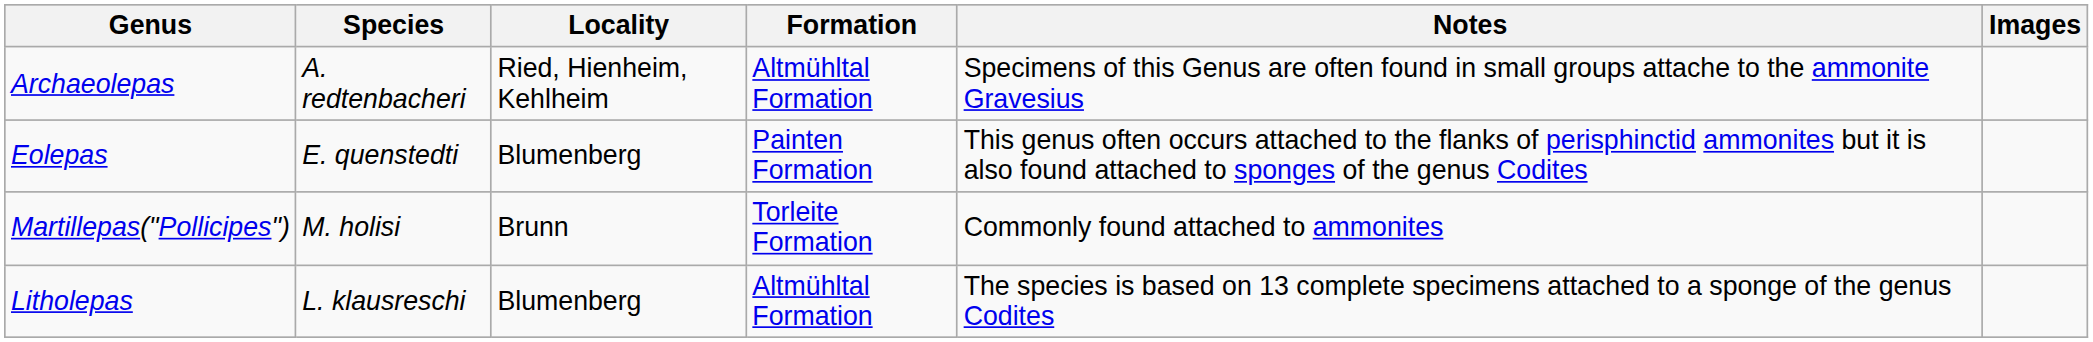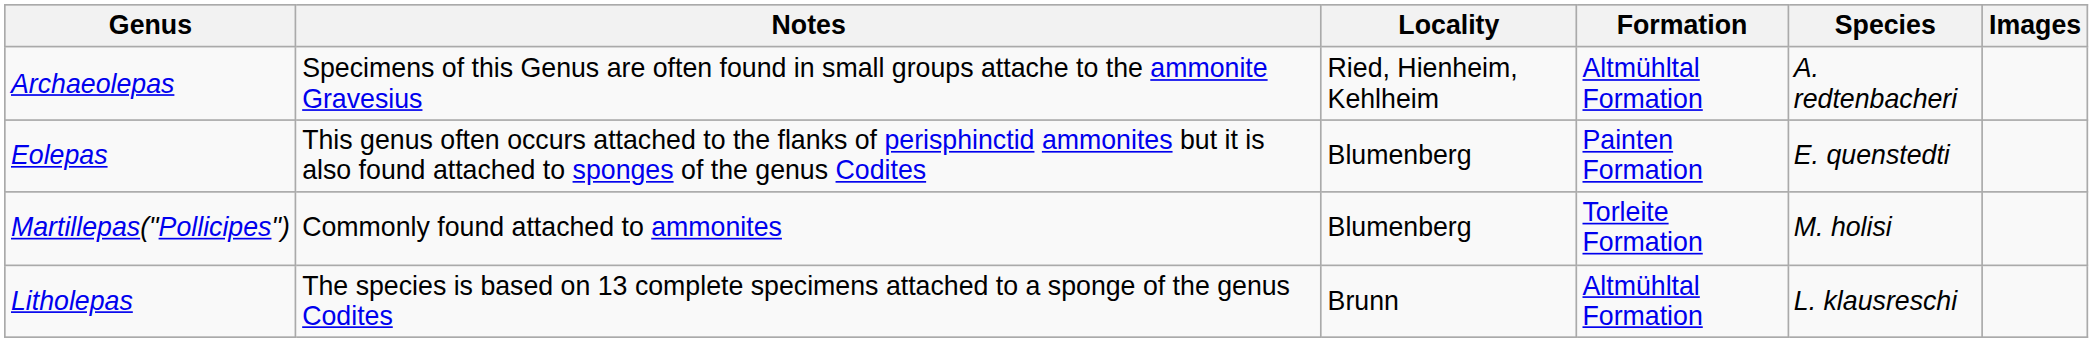columns swapped: (394, 25) <-> (1470, 25)
(533, 227) Brunn -> (1400, 227) Blumenberg
(569, 300) Blumenberg -> (1363, 300) Brunn
